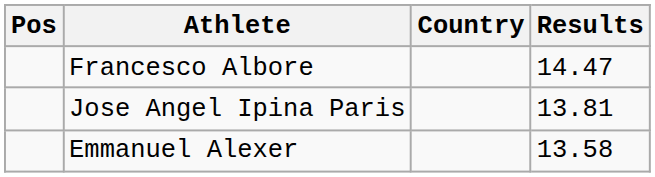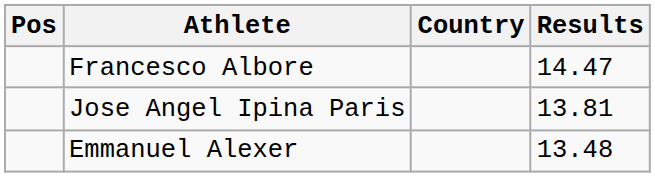(575, 150) 13.58 -> (575, 150) 13.48
